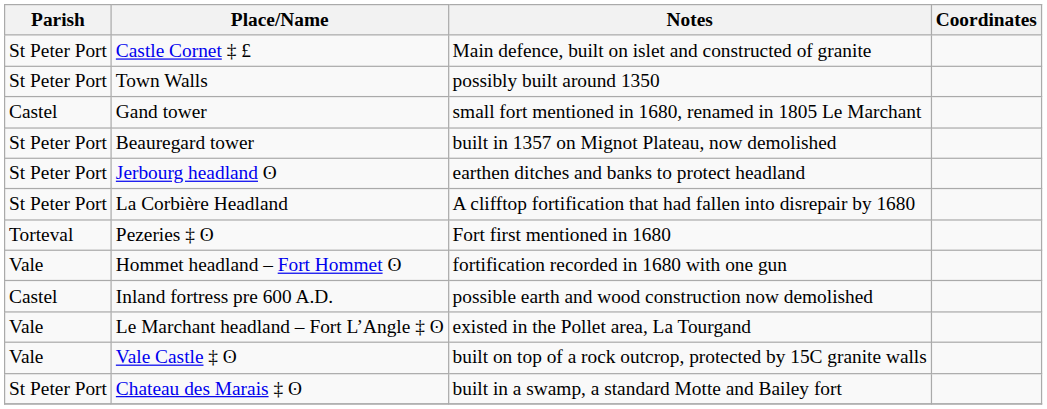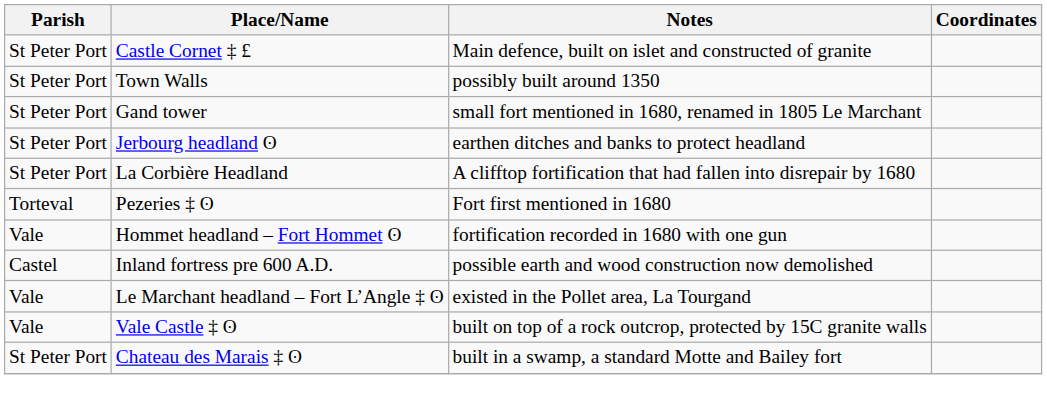(33, 111) Castel -> (58, 111) St Peter Port
- row: (185, 142)
